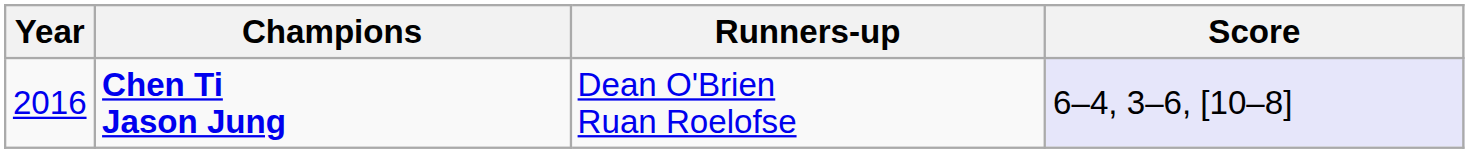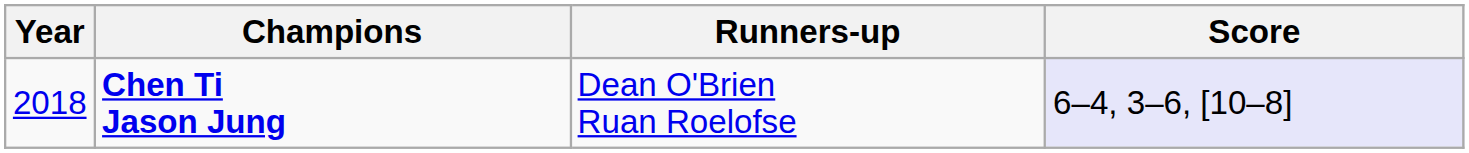(50, 102) 2016 -> (50, 102) 2018
